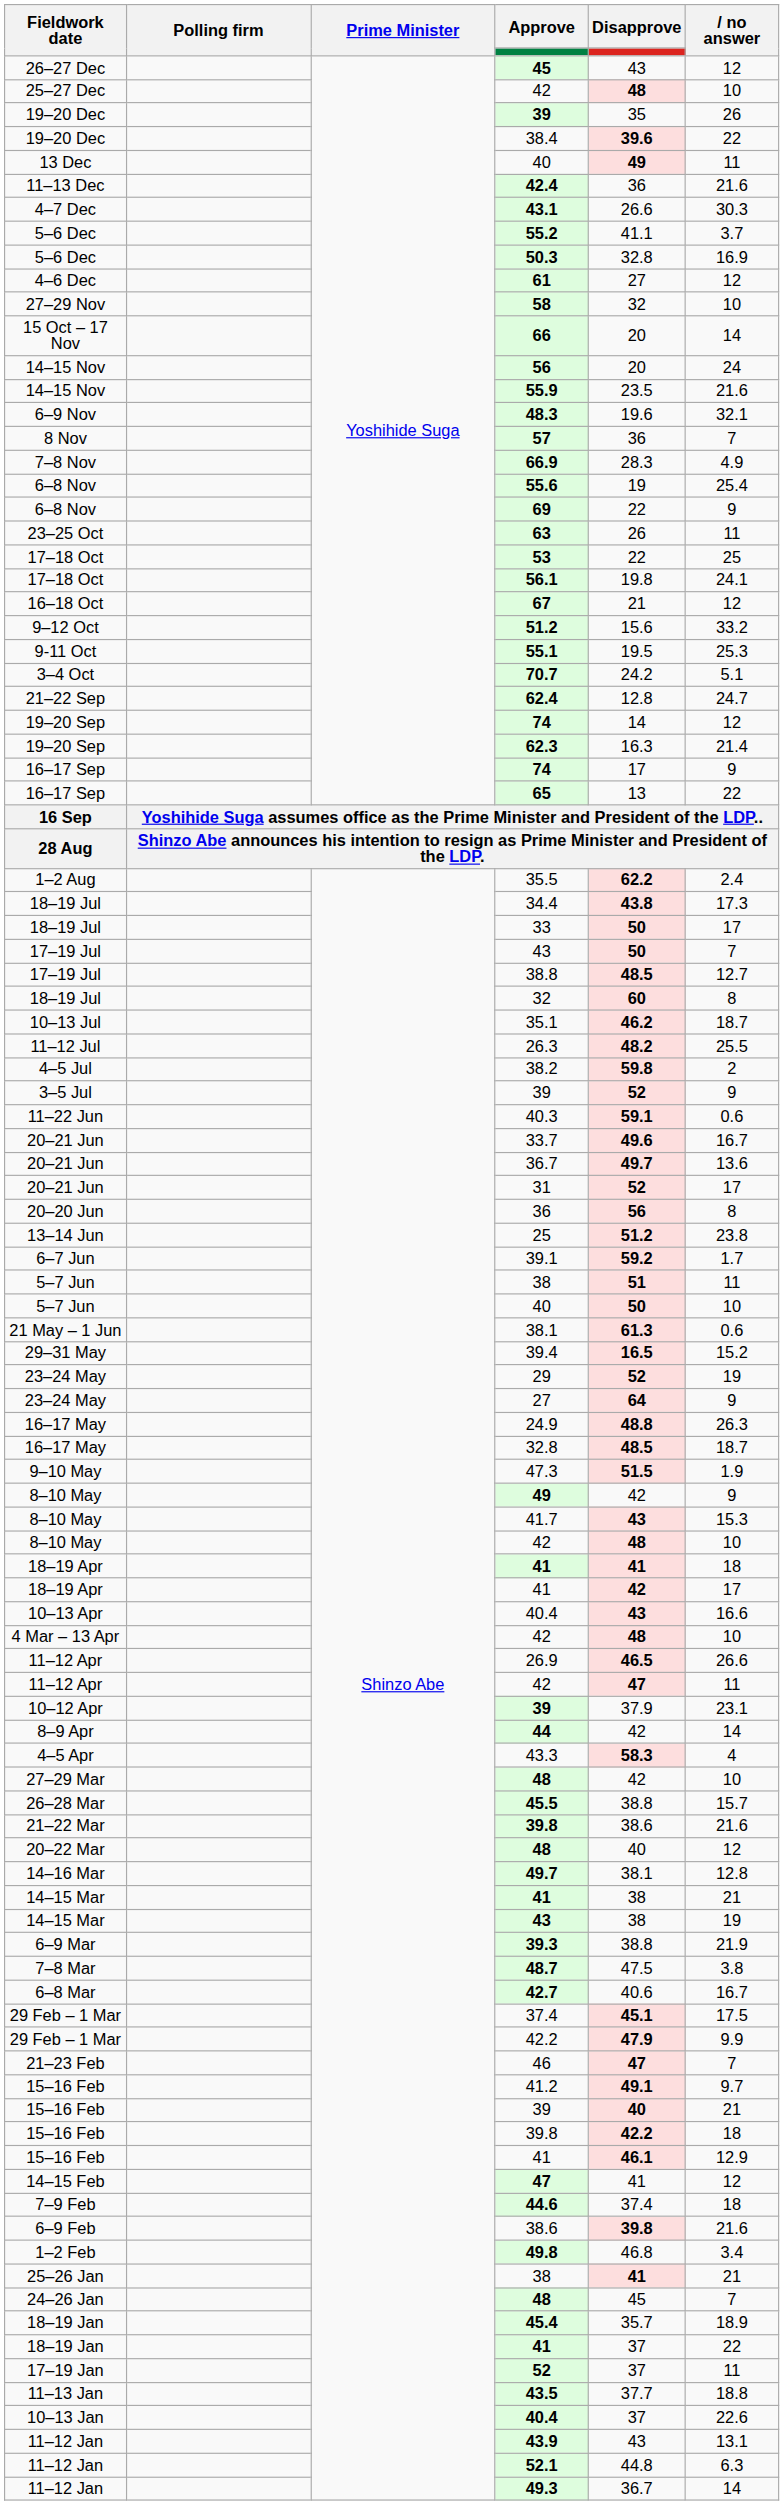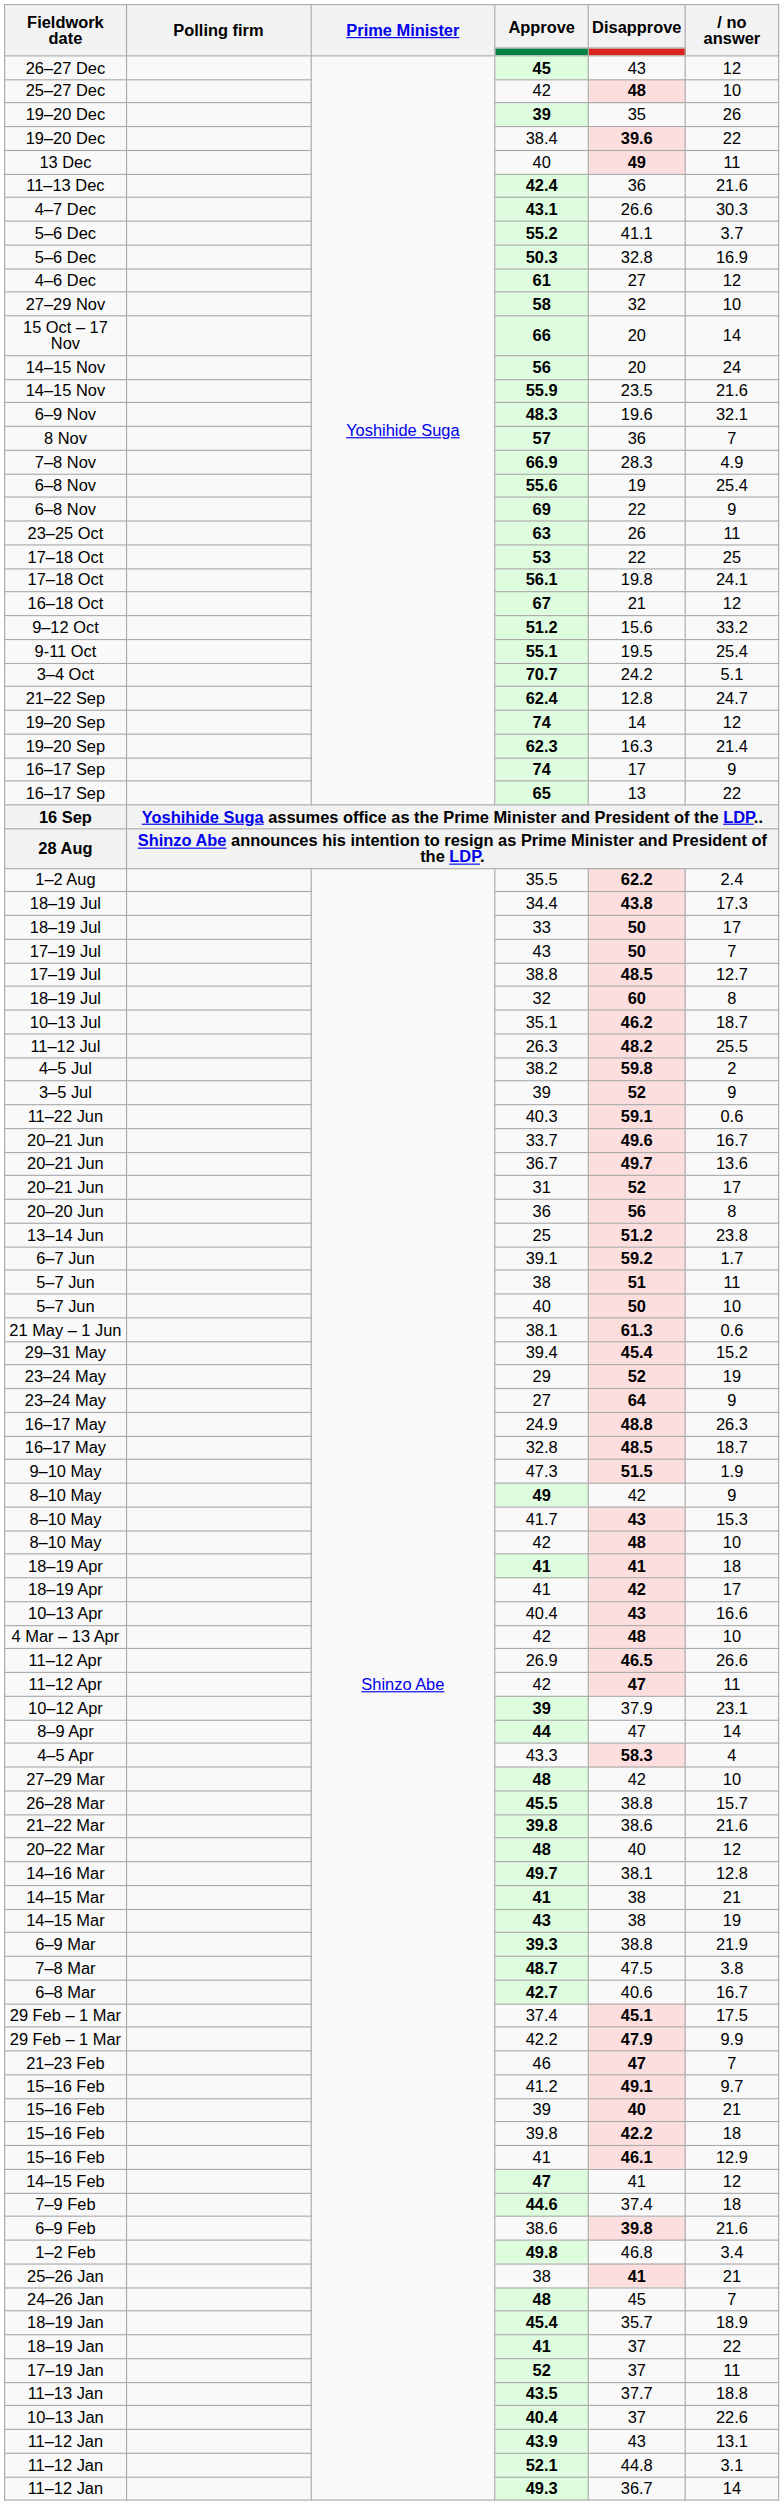(732, 651) 25.3 -> (732, 651) 25.4
(637, 1353) 16.5 -> (637, 1353) 45.4
(637, 1732) 42 -> (637, 1732) 47
(732, 2465) 6.3 -> (732, 2465) 3.1
